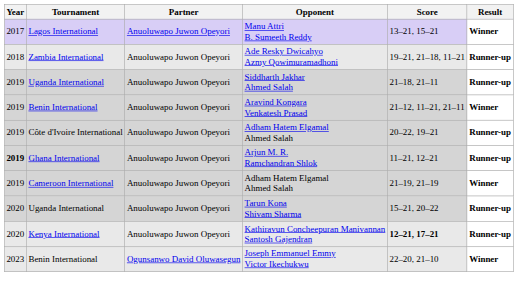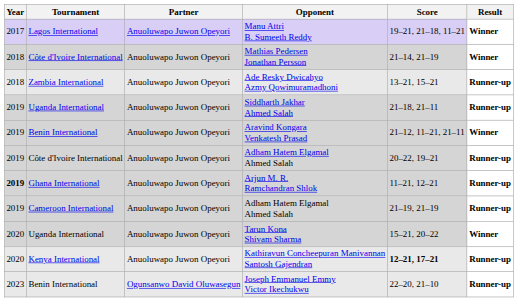(414, 32) 13–21, 15–21 -> (427, 32) 19–21, 21–18, 11–21
+ row: (76, 57)
(427, 57) 19–21, 21–18, 11–21 -> (414, 82) 13–21, 15–21
(484, 183) Winner -> (490, 209) Runner-up
(490, 209) Runner-up -> (484, 234) Winner
(484, 259) Winner -> (490, 284) Runner-up
